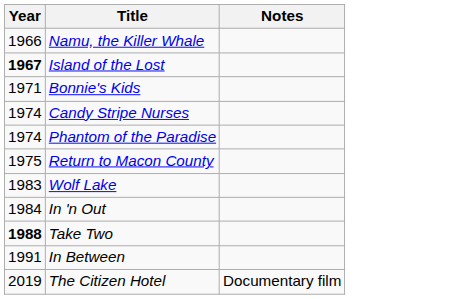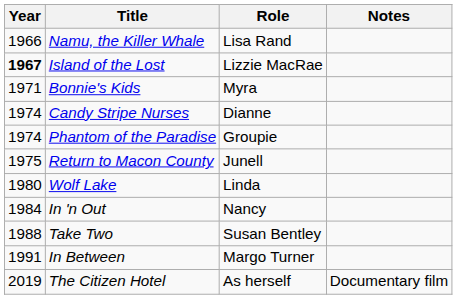+ column: (273, 16)
(25, 185) 1983 -> (25, 185) 1980
(25, 233) bold -> (25, 233) normal
